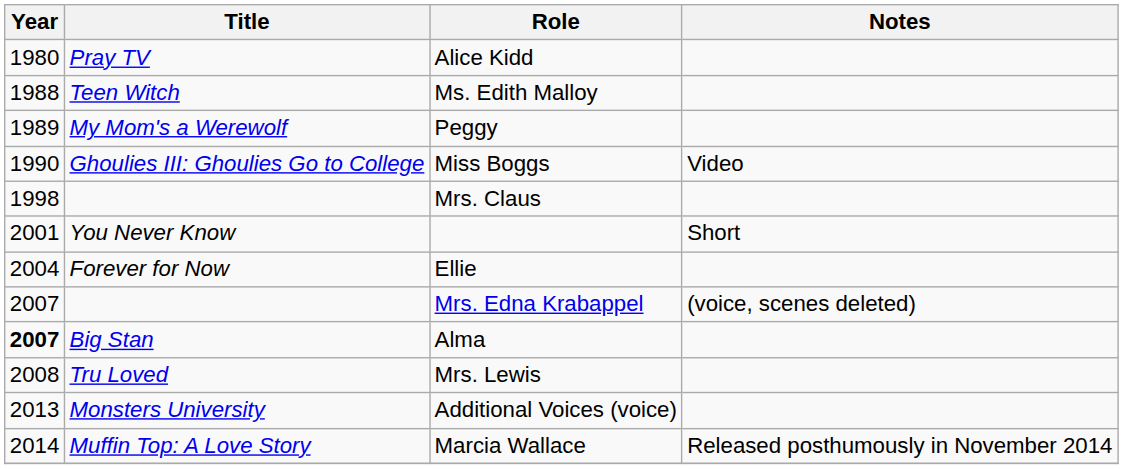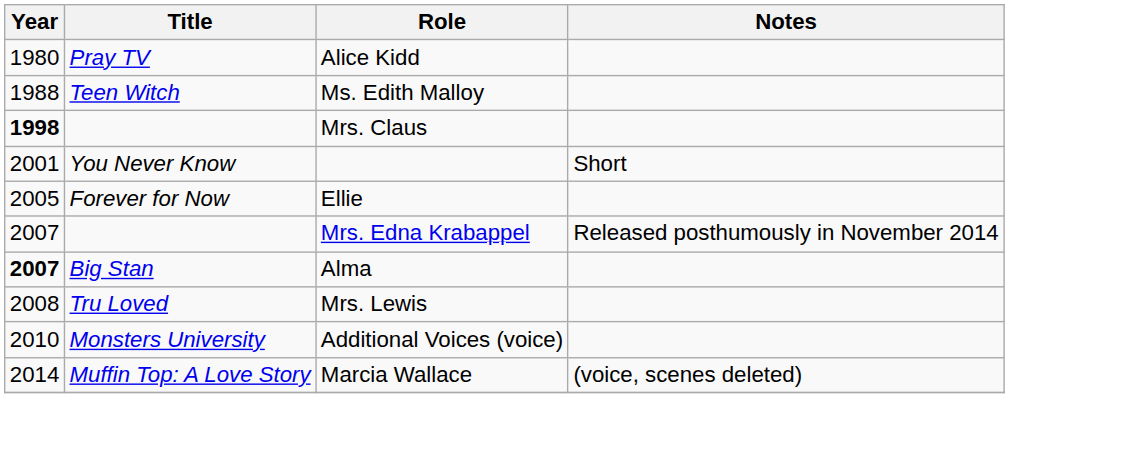- row: (178, 127)
- row: (247, 163)
(35, 198) normal -> (35, 127) bold
(35, 269) 2004 -> (35, 198) 2005
(801, 304) (voice, scenes deleted) -> (786, 233) Released posthumously in November 2014
(35, 410) 2013 -> (35, 339) 2010
(900, 445) Released posthumously in November 2014 -> (688, 374) (voice, scenes deleted)
